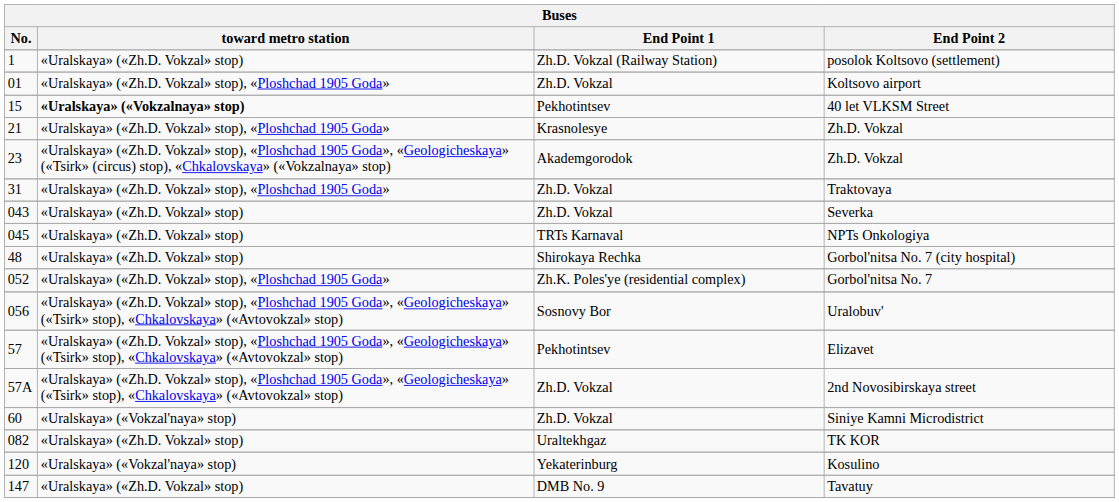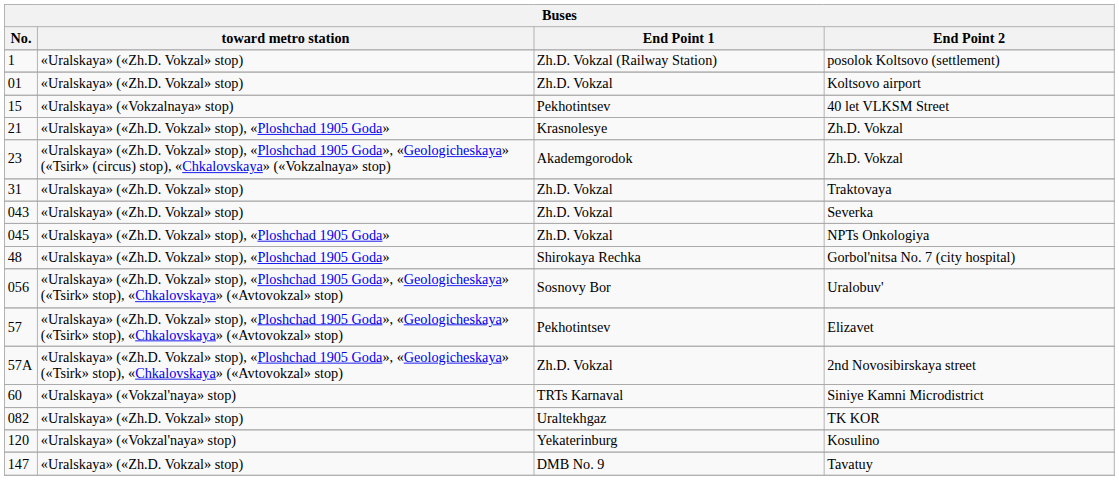(215, 83) «Uralskaya» («Zh.D. Vokzal» stop), «Ploshchad 1905 Goda» -> (142, 83) «Uralskaya» («Zh.D. Vokzal» stop)
(143, 106) bold -> (137, 106) normal
(215, 189) «Uralskaya» («Zh.D. Vokzal» stop), «Ploshchad 1905 Goda» -> (142, 189) «Uralskaya» («Zh.D. Vokzal» stop)
(142, 235) «Uralskaya» («Zh.D. Vokzal» stop) -> (215, 235) «Uralskaya» («Zh.D. Vokzal» stop), «Ploshchad 1905 Goda»
(580, 235) TRTs Karnaval -> (575, 235) Zh.D. Vokzal
(142, 257) «Uralskaya» («Zh.D. Vokzal» stop) -> (215, 257) «Uralskaya» («Zh.D. Vokzal» stop), «Ploshchad 1905 Goda»
- row: (18, 280)
(575, 418) Zh.D. Vokzal -> (580, 396) TRTs Karnaval
